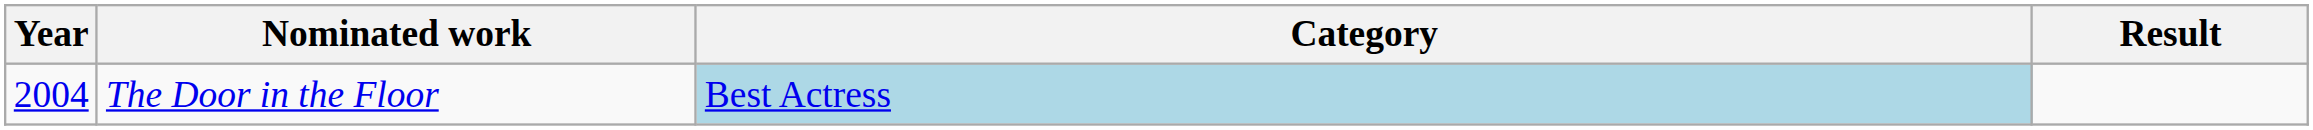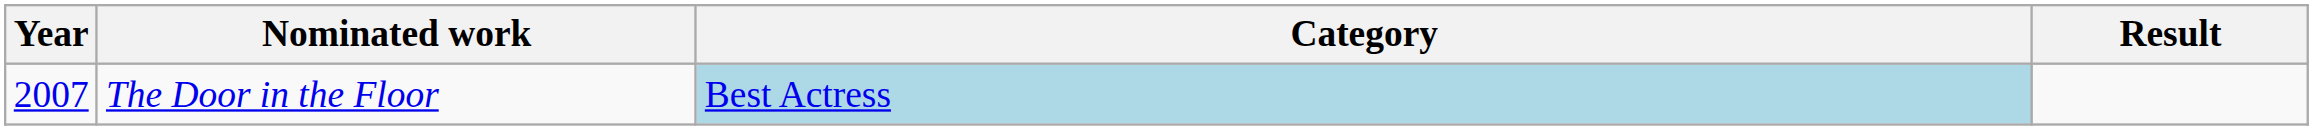(51, 93) 2004 -> (51, 93) 2007
